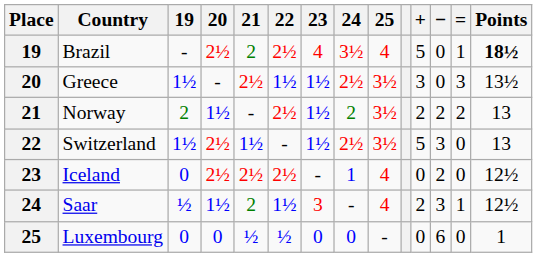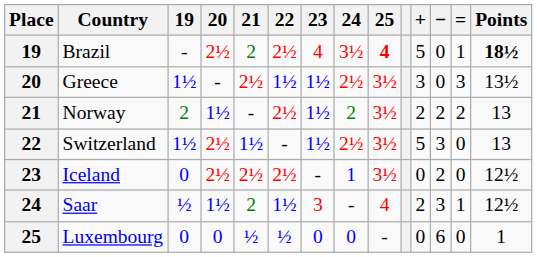(385, 50) normal -> (385, 50) bold
(385, 174) 4 -> (385, 174) 3½
